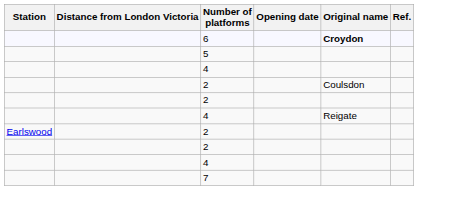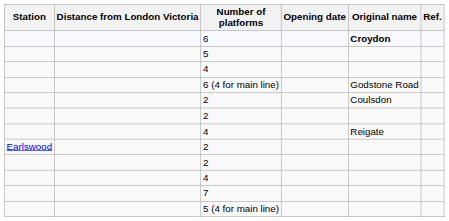+ row: (29, 85)
+ row: (29, 209)
